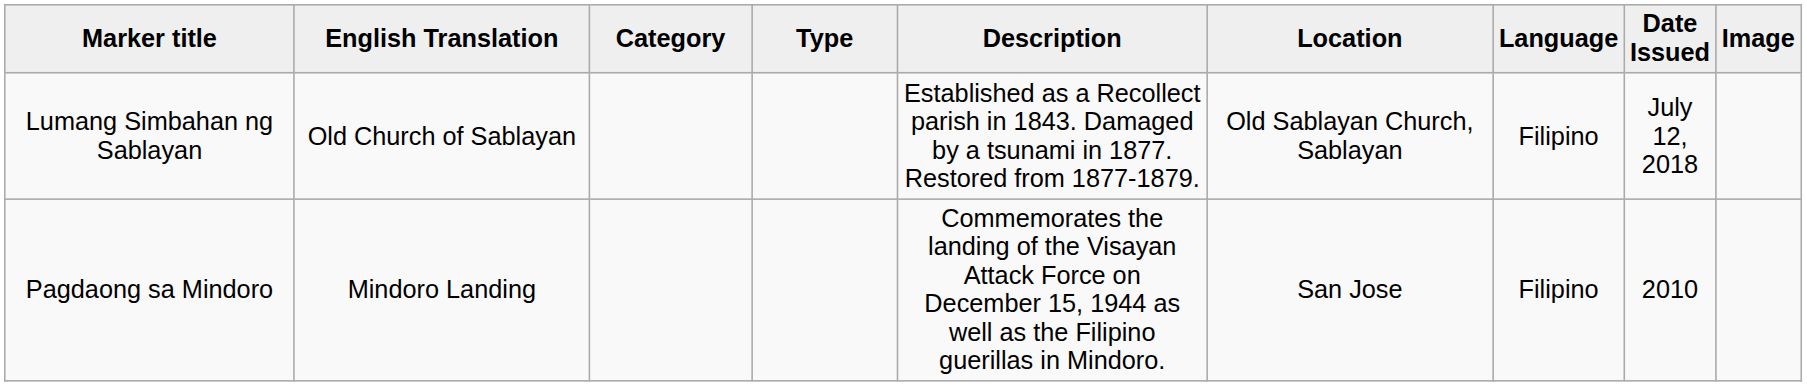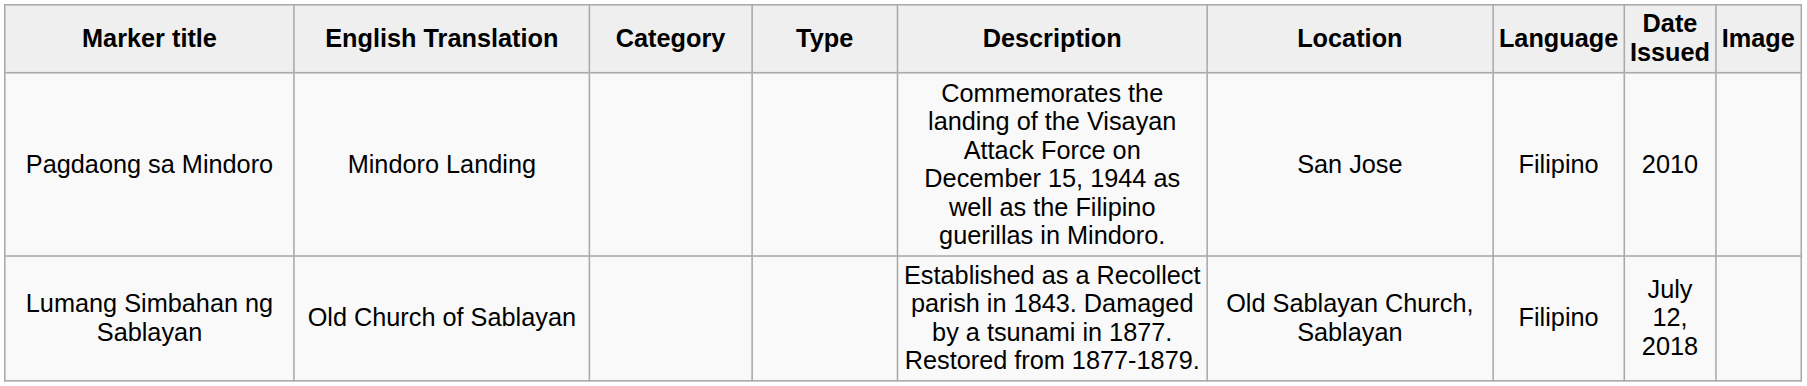rows swapped: (149, 135) <-> (149, 289)
